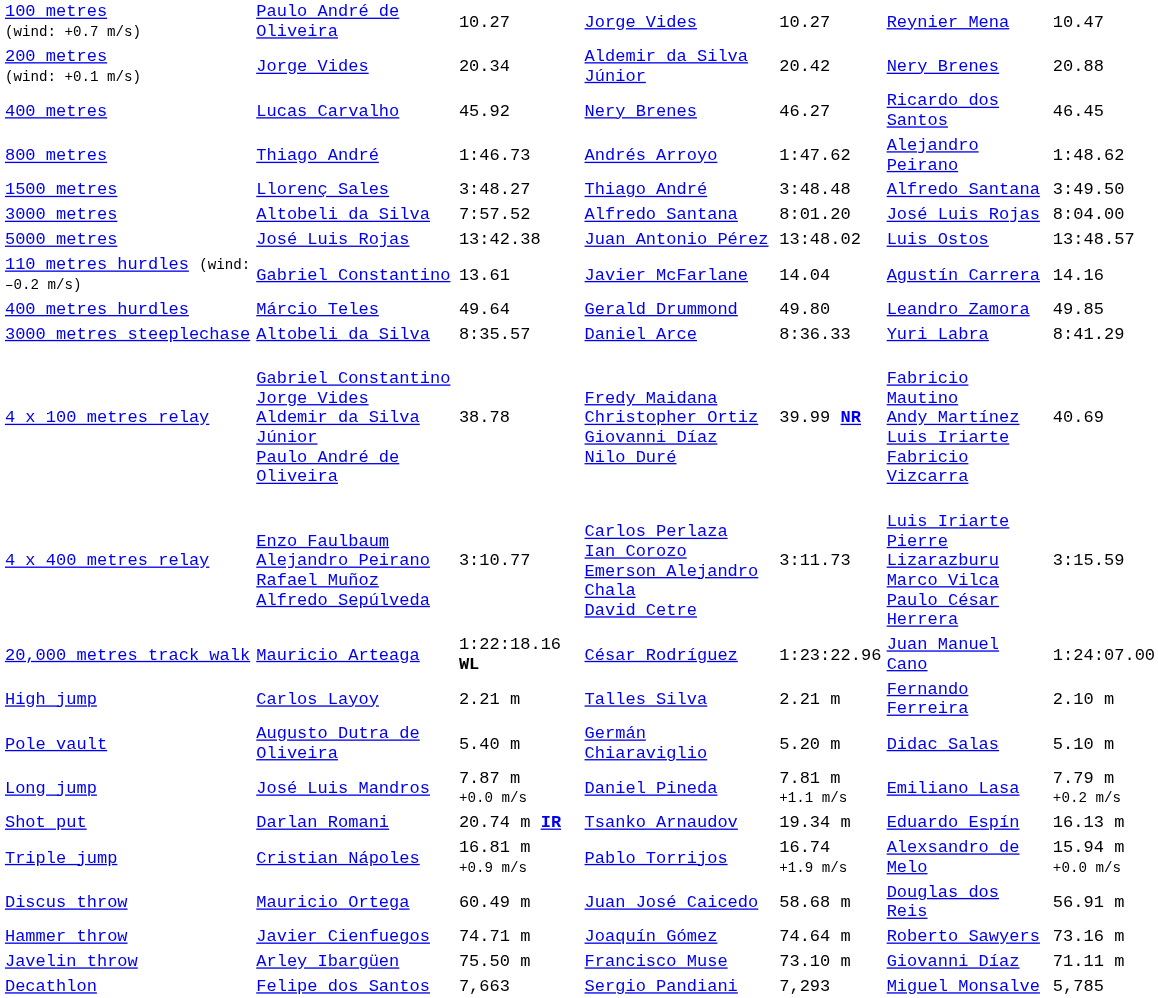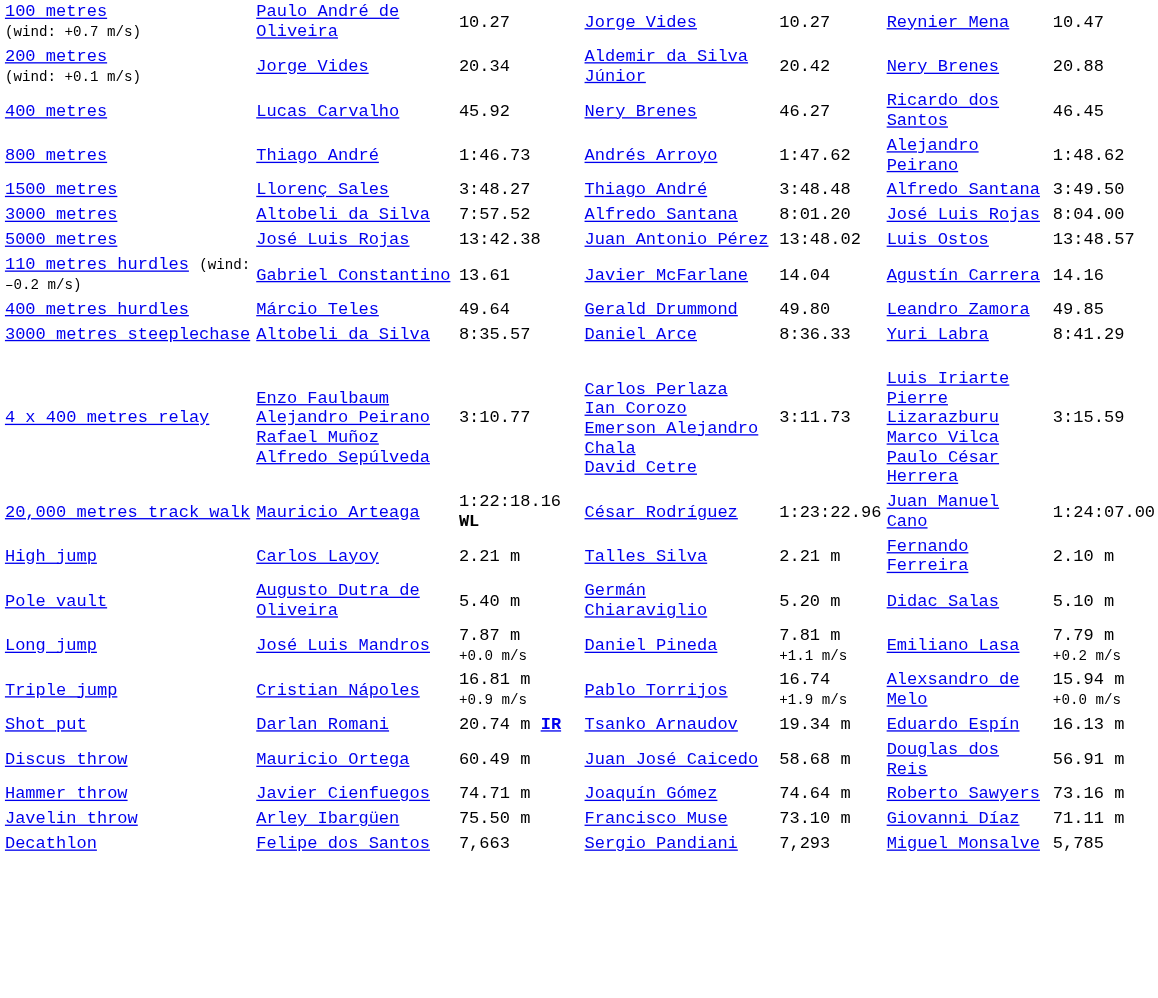- row: (107, 418)
rows swapped: (61, 857) <-> (46, 823)
